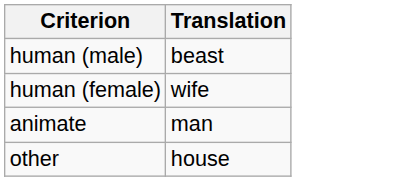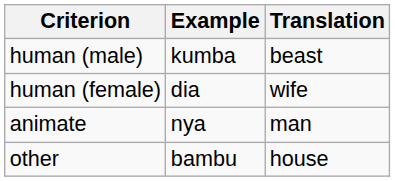+ column: (215, 21)
